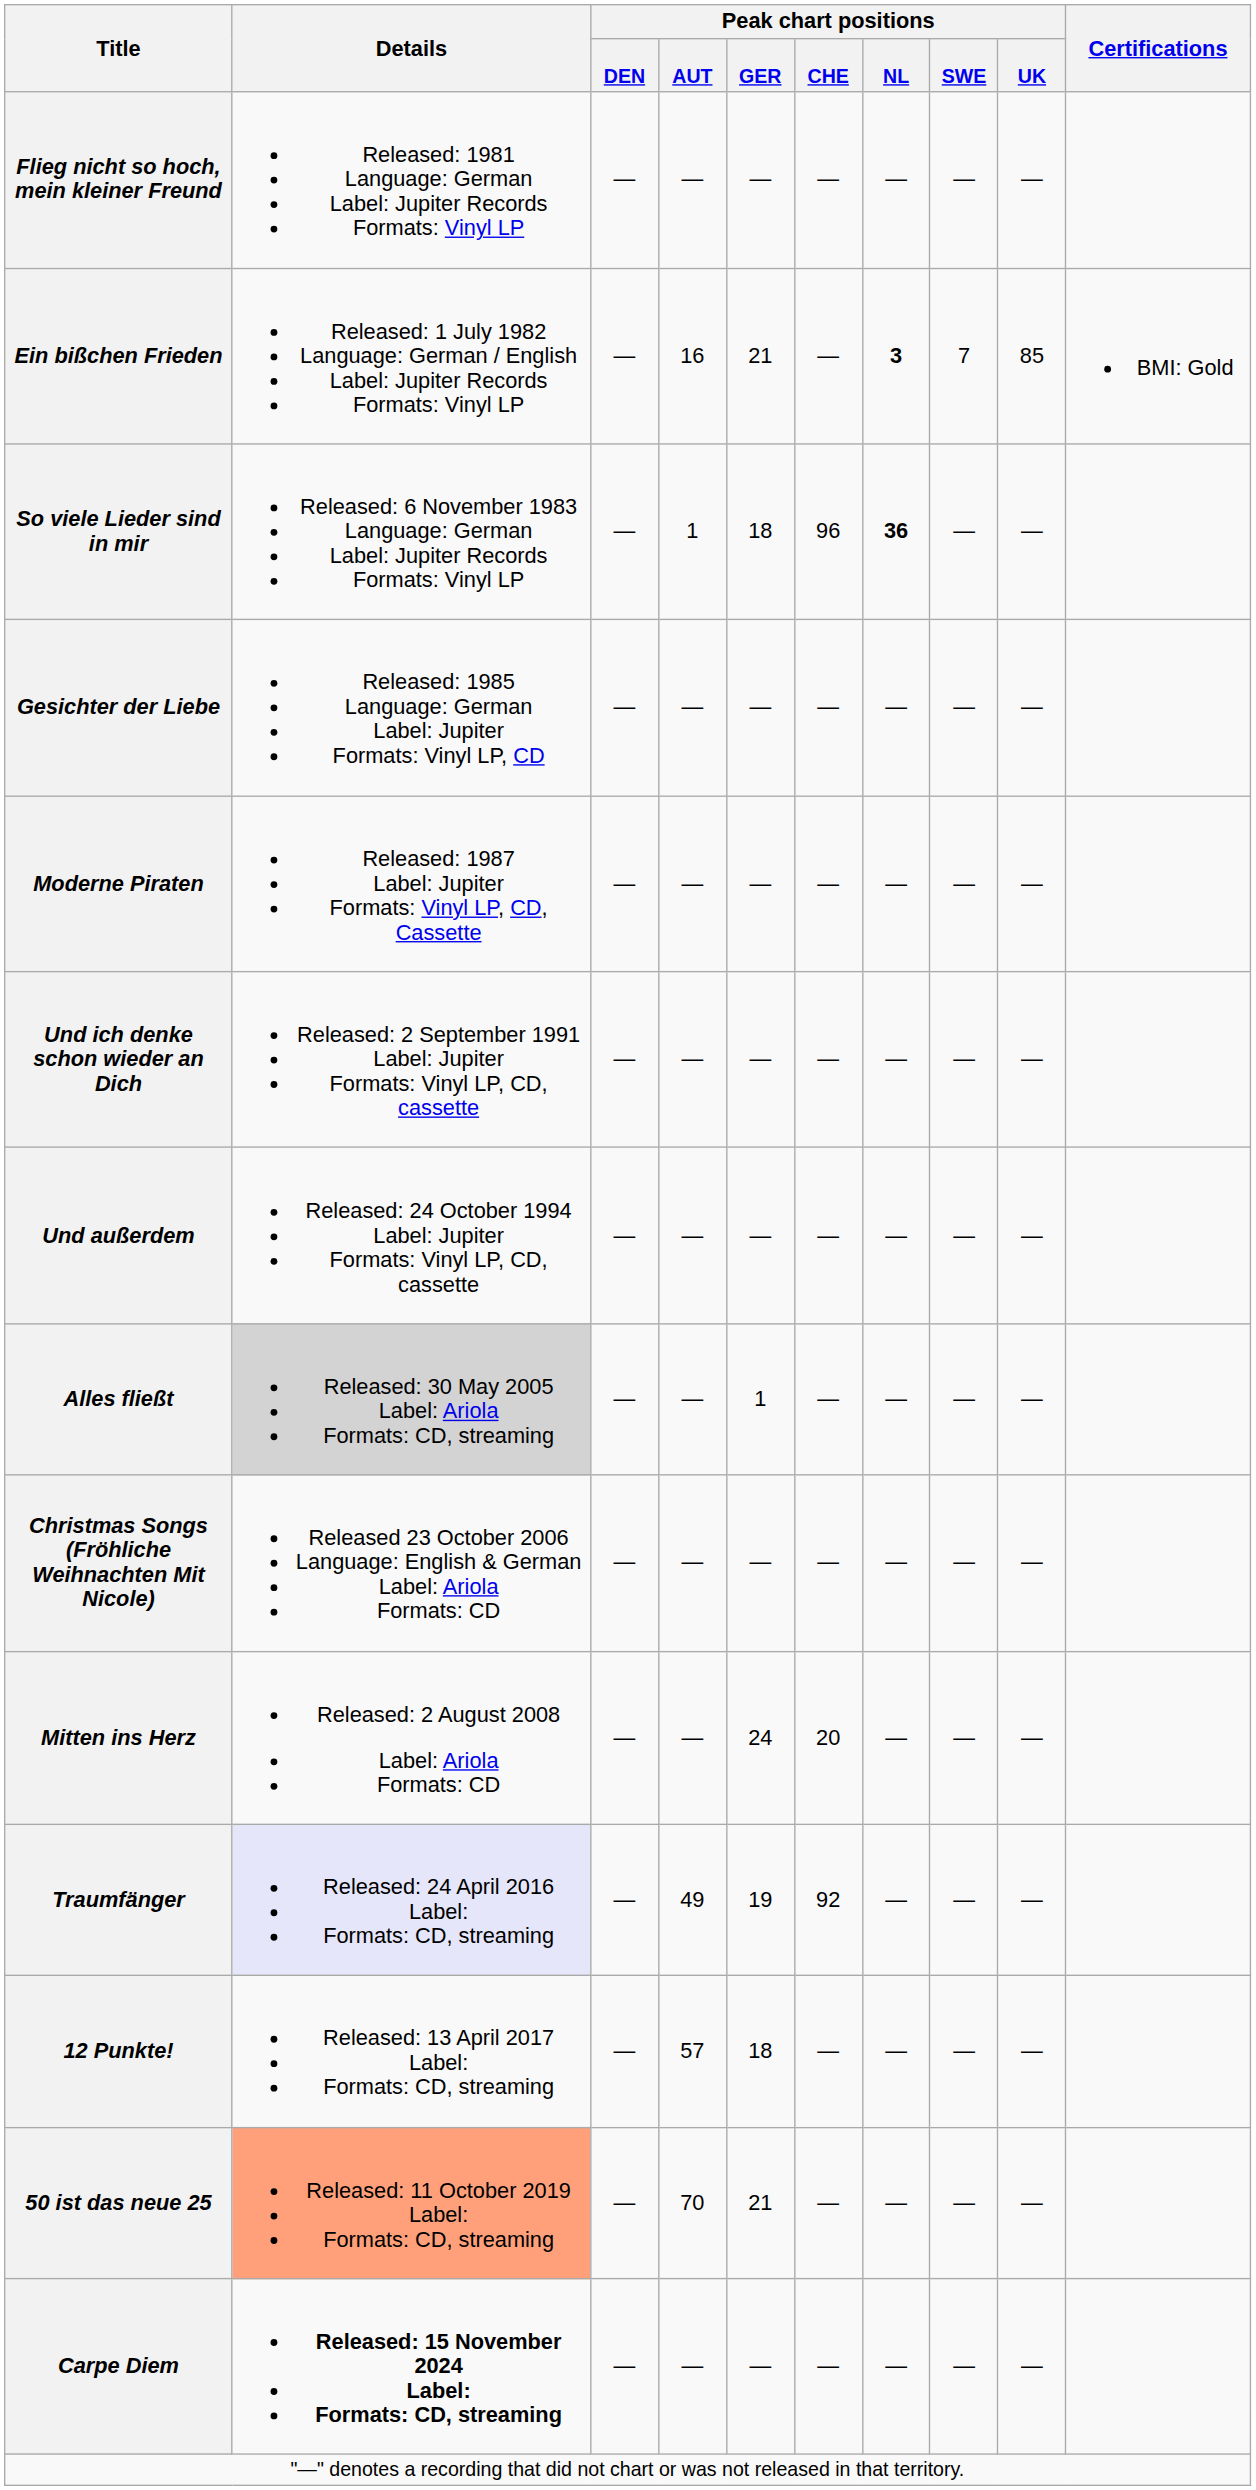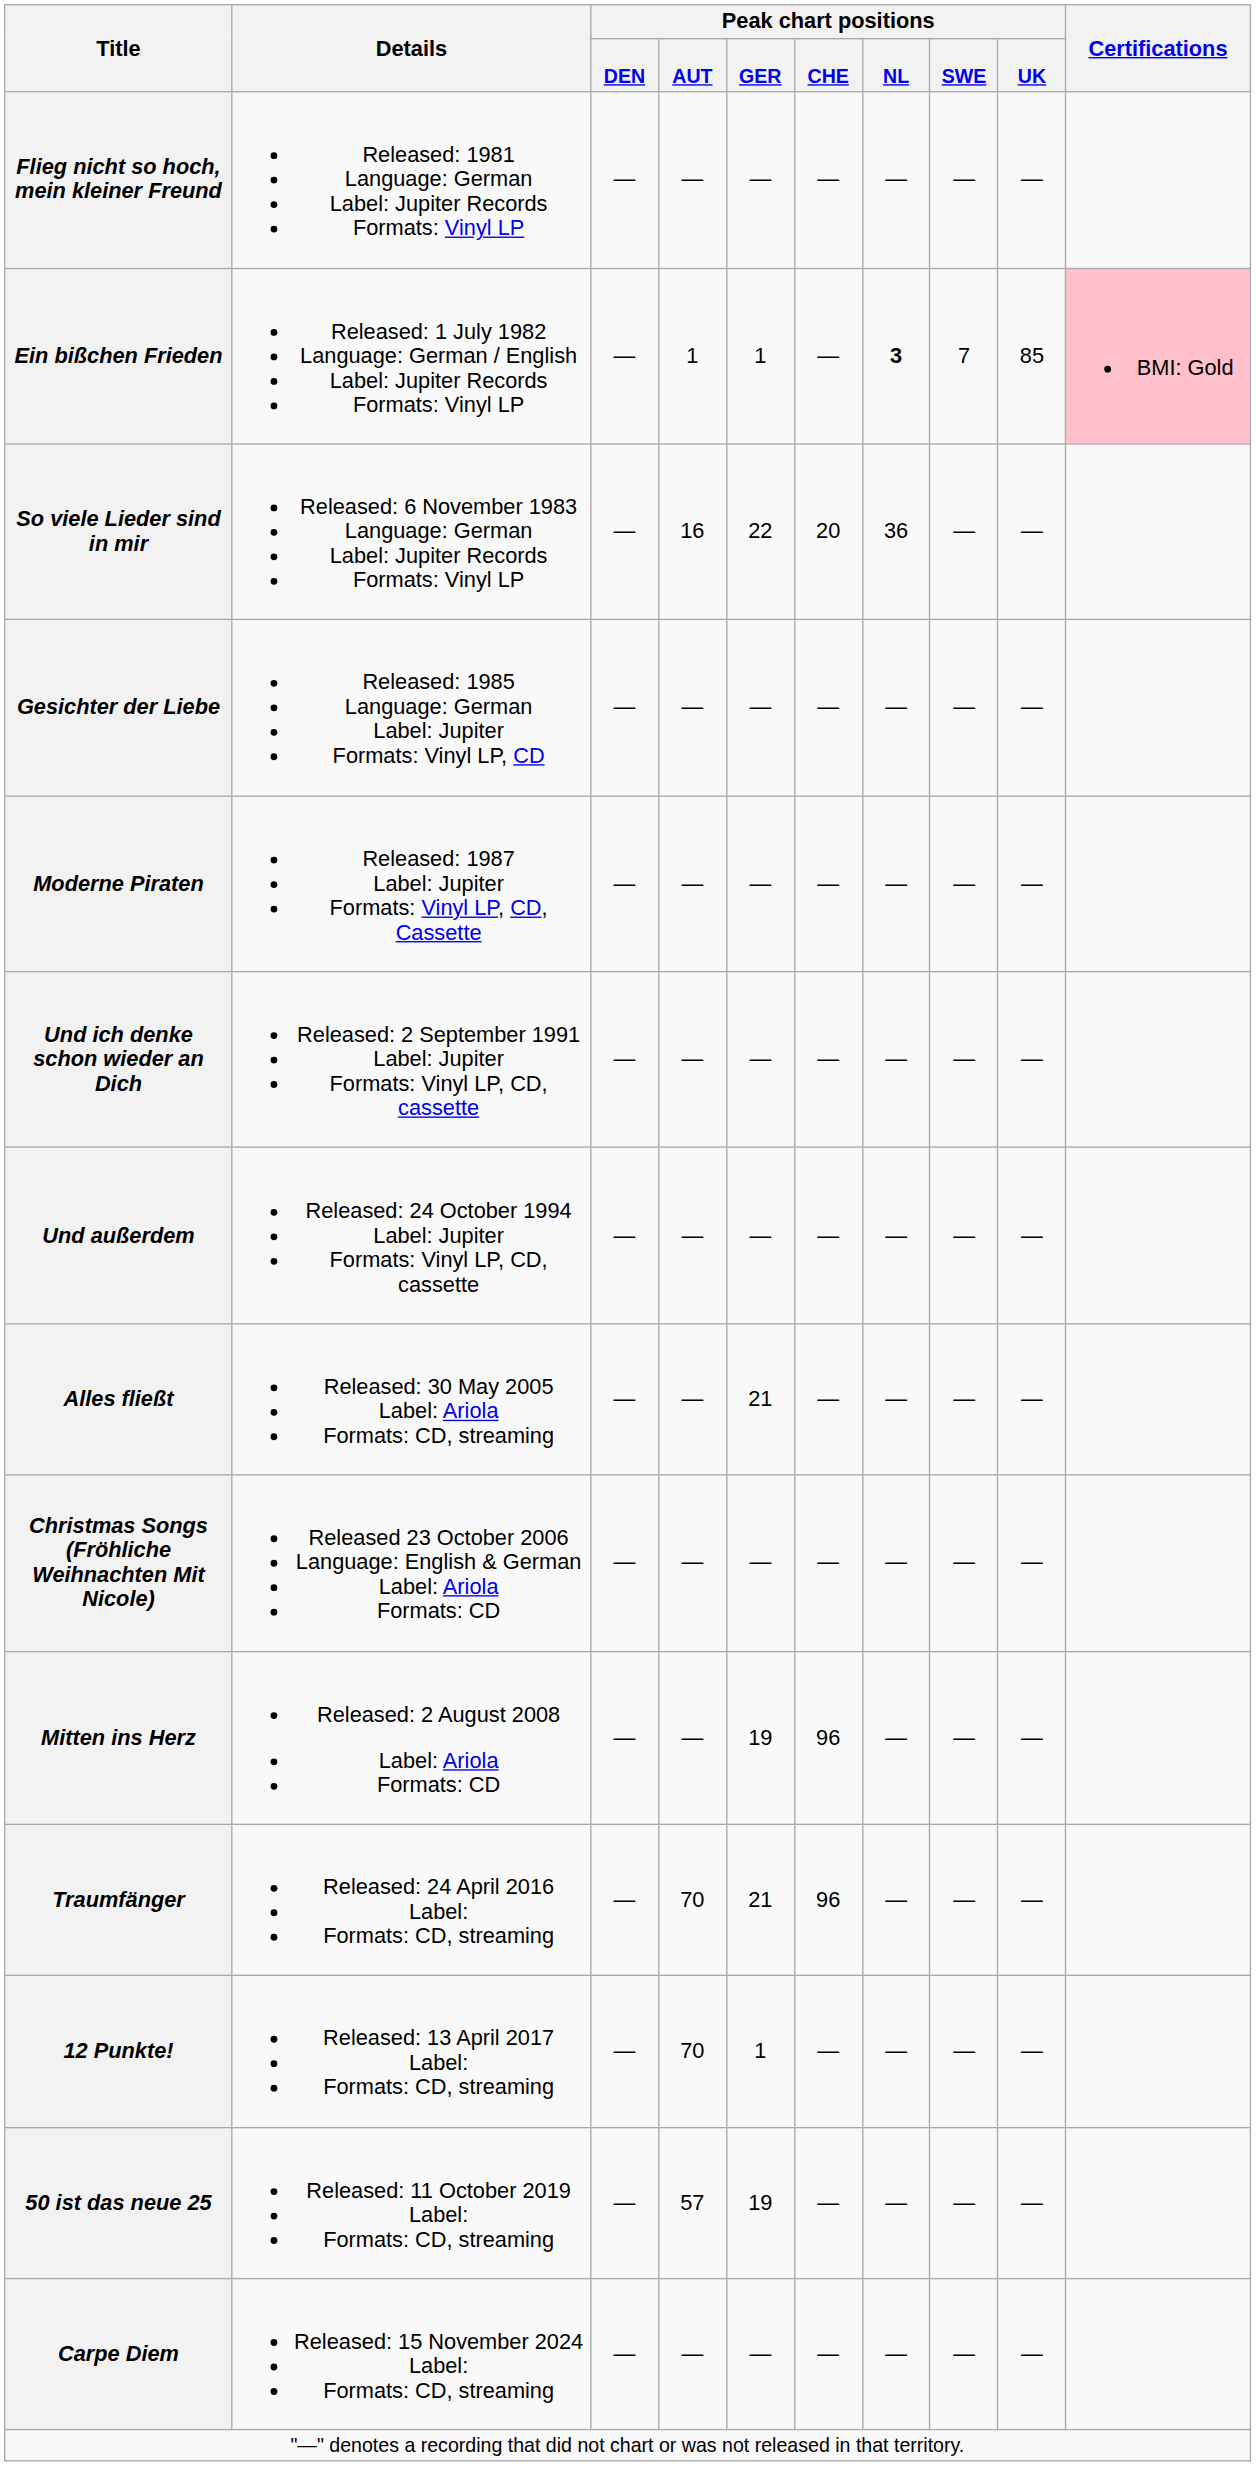(692, 355) 16 -> (692, 355) 1
(760, 355) 21 -> (760, 355) 1
(1158, 368) no background -> (1158, 368) pink background
(692, 531) 1 -> (692, 531) 16
(760, 531) 18 -> (760, 531) 22
(828, 531) 96 -> (828, 531) 20
(896, 531) bold -> (896, 531) normal
(411, 1412) lightgrey background -> (411, 1412) no background
(760, 1399) 1 -> (760, 1399) 21
(760, 1737) 24 -> (760, 1737) 19
(828, 1737) 20 -> (828, 1737) 96
(411, 1912) lavender background -> (411, 1912) no background
(692, 1899) 49 -> (692, 1899) 70
(760, 1899) 19 -> (760, 1899) 21
(828, 1899) 92 -> (828, 1899) 96
(692, 2051) 57 -> (692, 2051) 70
(760, 2051) 18 -> (760, 2051) 1
(411, 2215) lightsalmon background -> (411, 2215) no background
(692, 2202) 70 -> (692, 2202) 57
(760, 2202) 21 -> (760, 2202) 19
(411, 2379) bold -> (411, 2367) normal
